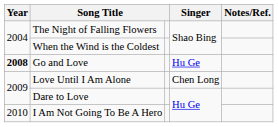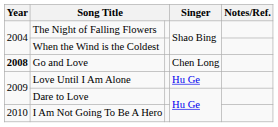(186, 63) Hu Ge -> (196, 63) Chen Long
(196, 79) Chen Long -> (186, 79) Hu Ge
